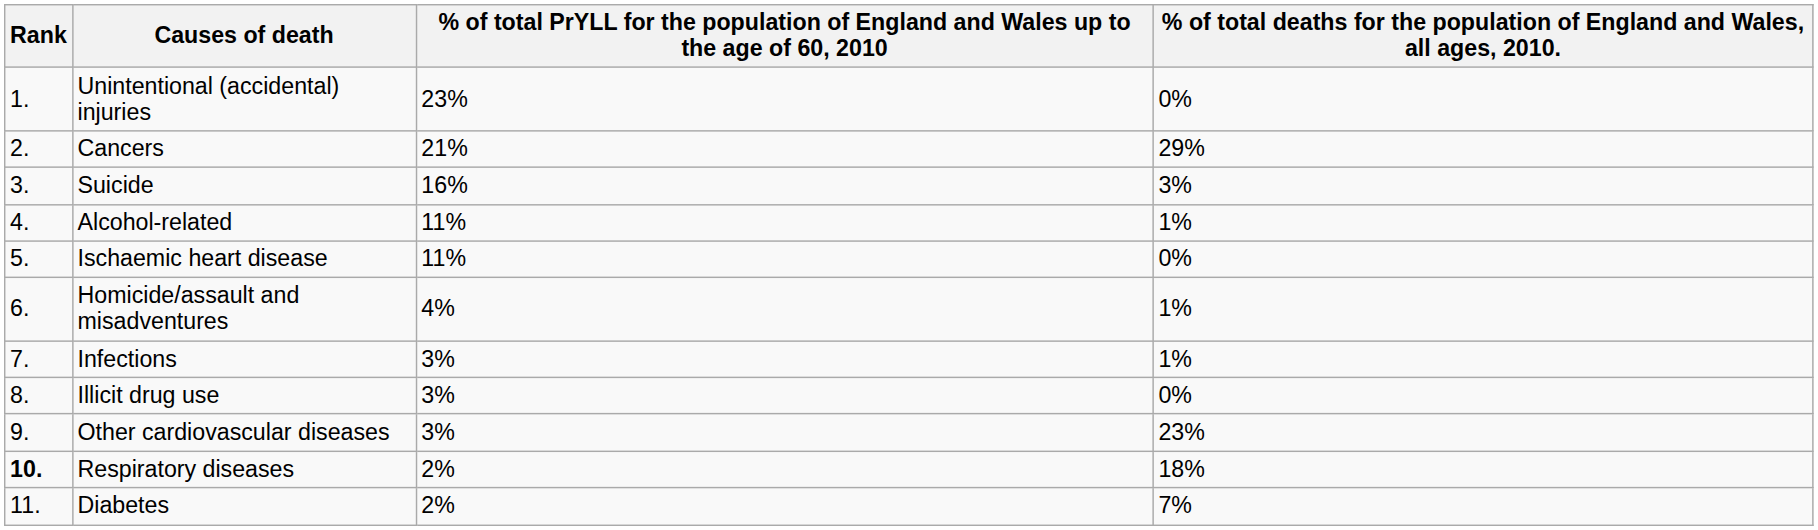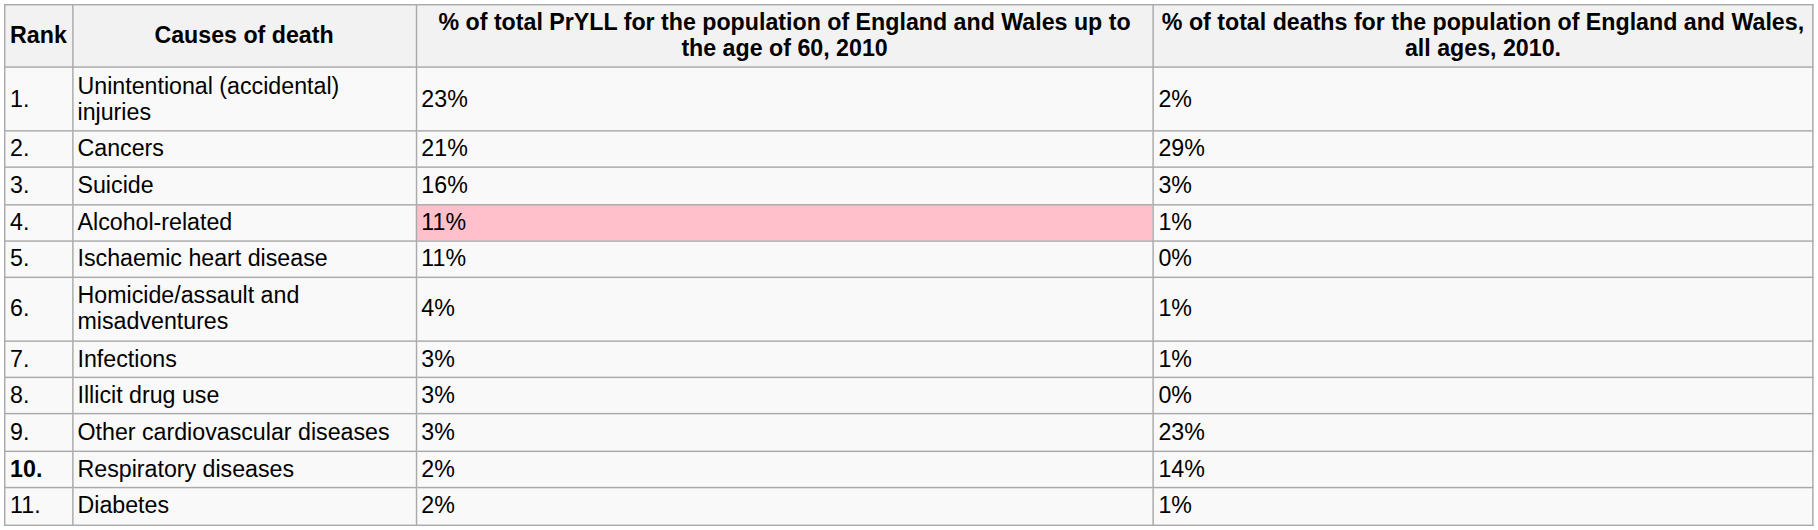(1175, 98) 0% -> (1175, 98) 2%
(444, 222) no background -> (444, 222) pink background
(1182, 469) 18% -> (1182, 469) 14%
(1175, 505) 7% -> (1175, 505) 1%
